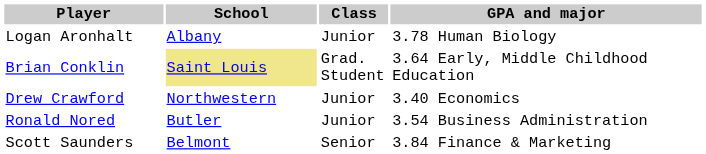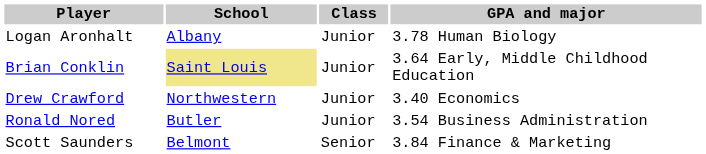(353, 68) Grad. Student -> (348, 68) Junior
